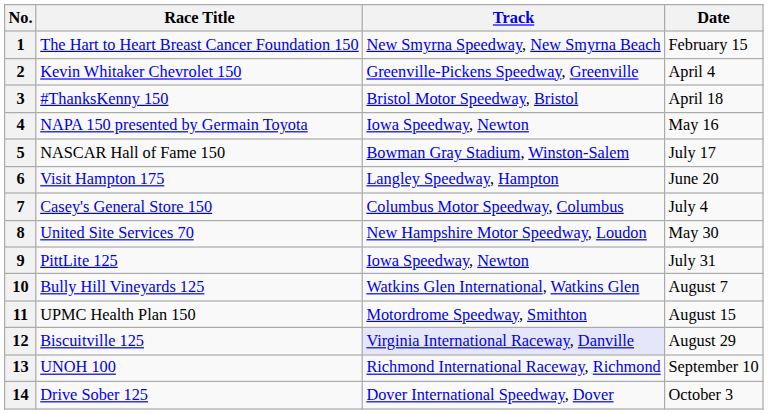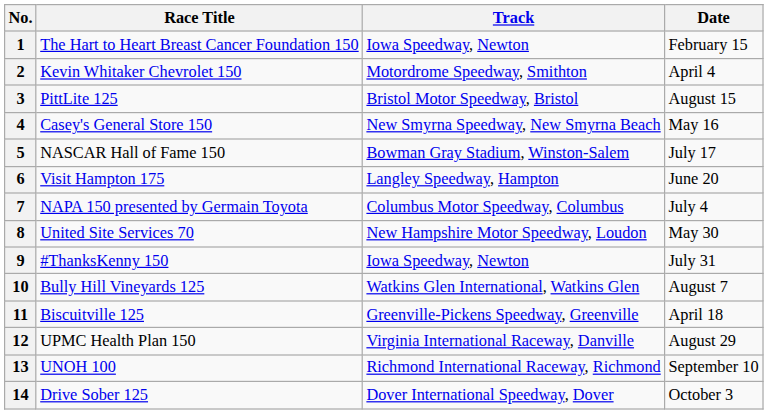(514, 44) New Smyrna Speedway, New Smyrna Beach -> (448, 44) Iowa Speedway, Newton
(502, 71) Greenville-Pickens Speedway, Greenville -> (477, 71) Motordrome Speedway, Smithton
(104, 98) #ThanksKenny 150 -> (79, 98) PittLite 125
(696, 98) April 18 -> (702, 98) August 15
(174, 125) NAPA 150 presented by Germain Toyota -> (126, 125) Casey's General Store 150
(448, 125) Iowa Speedway, Newton -> (514, 125) New Smyrna Speedway, New Smyrna Beach
(126, 206) Casey's General Store 150 -> (174, 206) NAPA 150 presented by Germain Toyota
(79, 259) PittLite 125 -> (104, 259) #ThanksKenny 150
(118, 313) UPMC Health Plan 150 -> (92, 313) Biscuitville 125
(477, 313) Motordrome Speedway, Smithton -> (502, 313) Greenville-Pickens Speedway, Greenville
(702, 313) August 15 -> (696, 313) April 18
(92, 340) Biscuitville 125 -> (118, 340) UPMC Health Plan 150
(500, 340) lavender background -> (500, 340) no background
